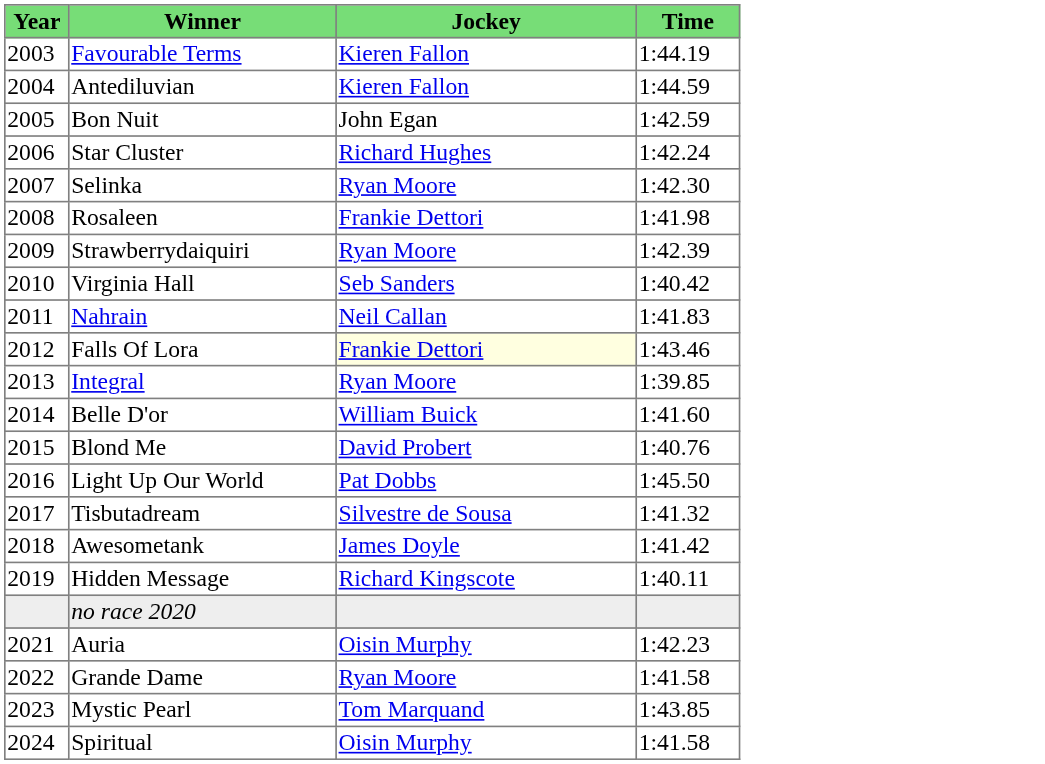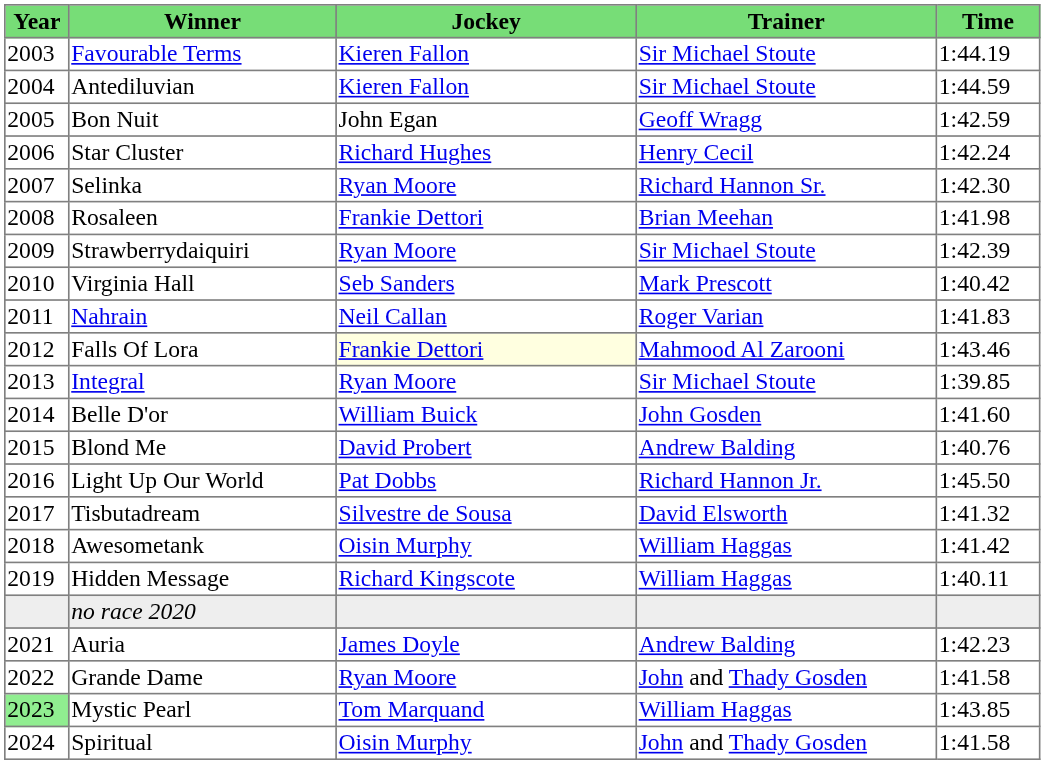+ column: (786, 20)
(399, 545) James Doyle -> (405, 545) Oisin Murphy
(405, 644) Oisin Murphy -> (399, 644) James Doyle
(31, 709) no background -> (31, 709) lightgreen background
